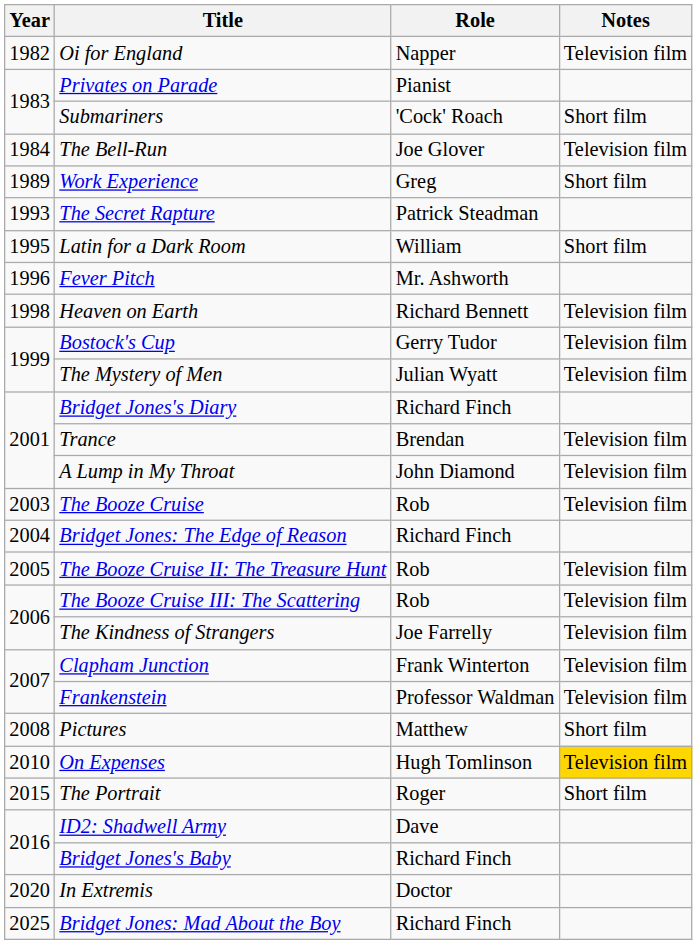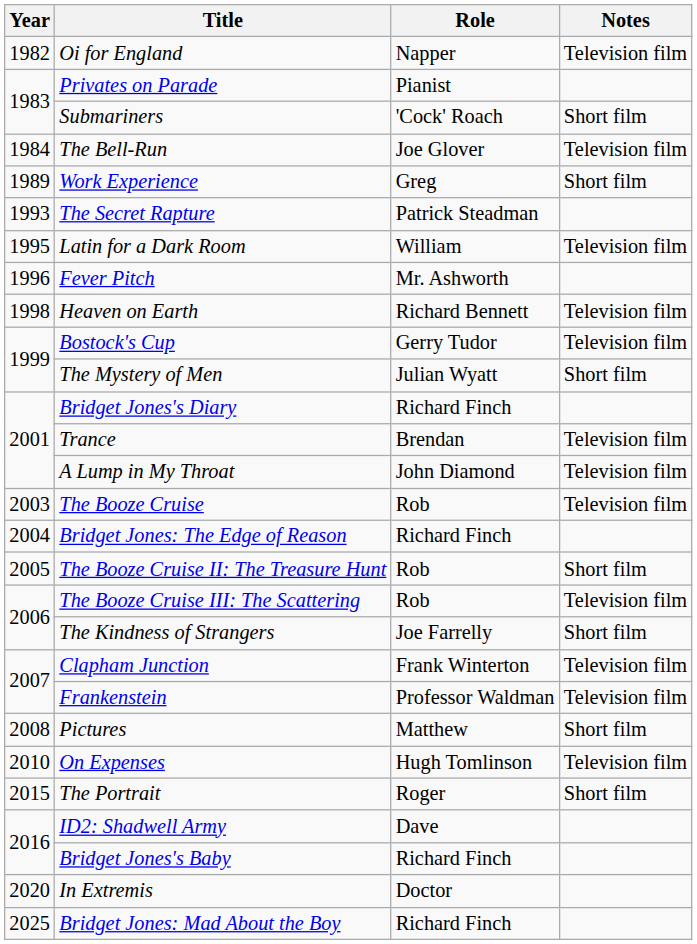(605, 246) Short film -> (626, 246) Television film
(626, 375) Television film -> (605, 375) Short film
(626, 568) Television film -> (605, 568) Short film
(626, 632) Television film -> (605, 632) Short film
(626, 761) gold background -> (626, 761) no background
